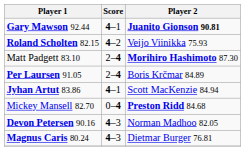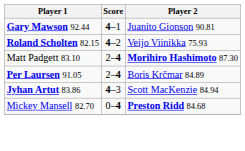(174, 26) bold -> (171, 26) normal
(113, 90) 4–1 -> (113, 90) 4–3
- row: (51, 122)
- row: (48, 138)
